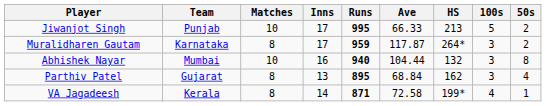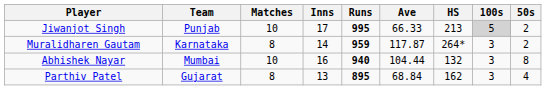(492, 29) no background -> (492, 29) lightgrey background
(322, 45) 17 -> (322, 45) 14
- row: (83, 93)
